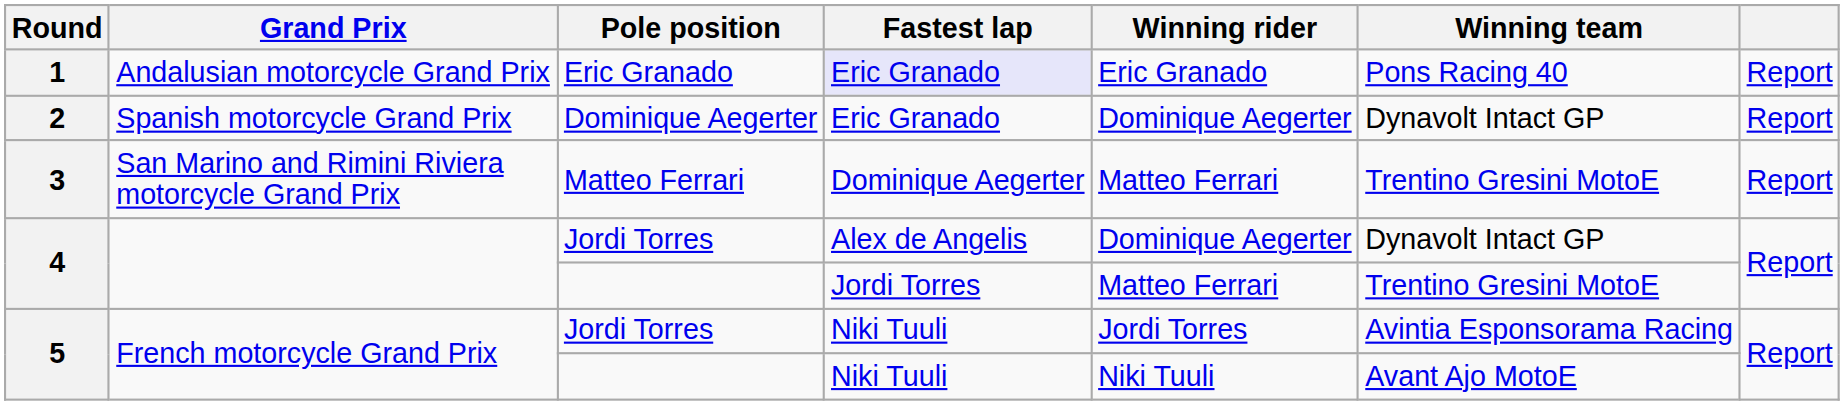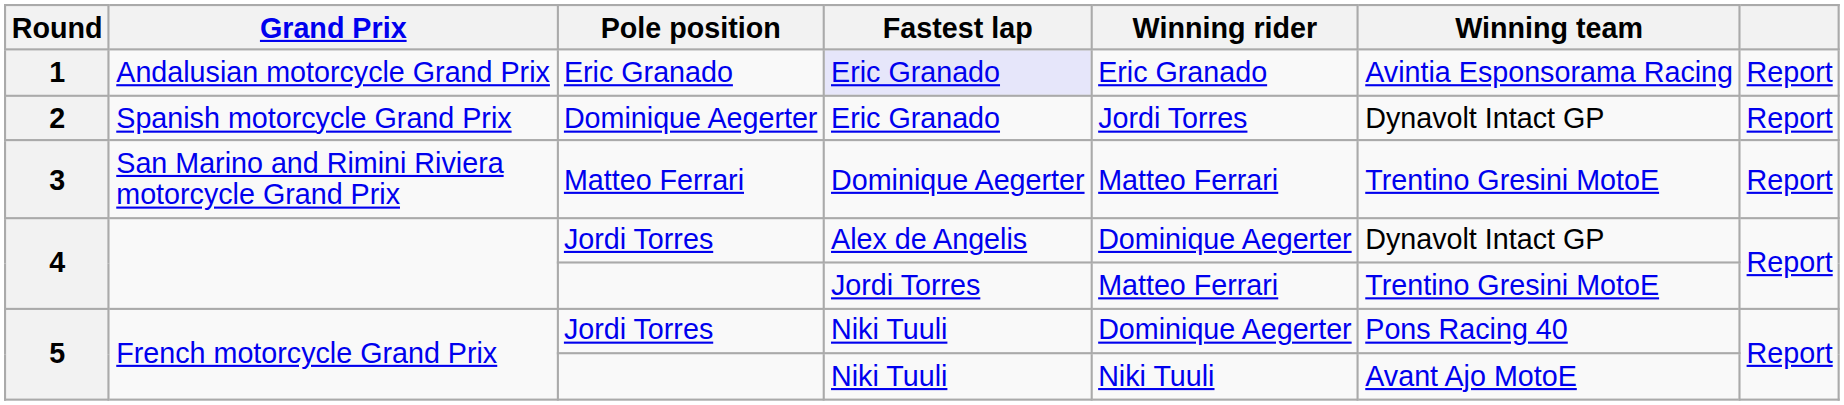(1467, 72) Pons Racing 40 -> (1549, 72) Avintia Esponsorama Racing
(1225, 118) Dominique Aegerter -> (1173, 118) Jordi Torres
(1173, 330) Jordi Torres -> (1225, 330) Dominique Aegerter
(1549, 330) Avintia Esponsorama Racing -> (1467, 330) Pons Racing 40
